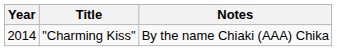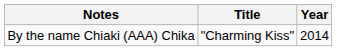columns swapped: (22, 14) <-> (235, 14)
